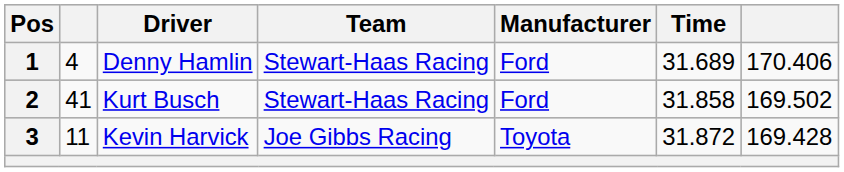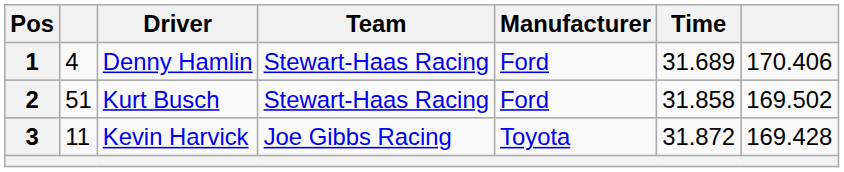(78, 99) 41 -> (78, 99) 51
